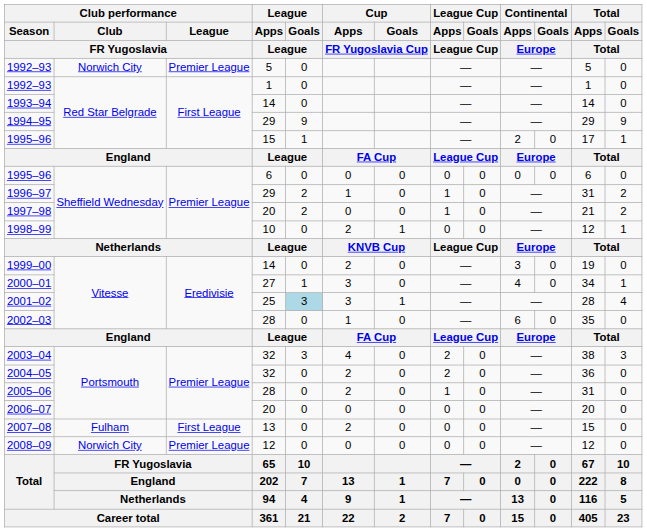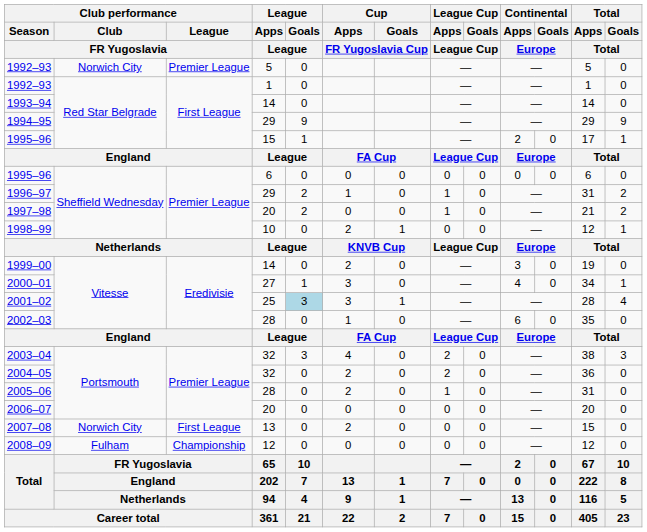(110, 427) Fulham -> (110, 427) Norwich City
(110, 445) Norwich City -> (110, 445) Fulham
(209, 445) Premier League -> (209, 445) Championship
